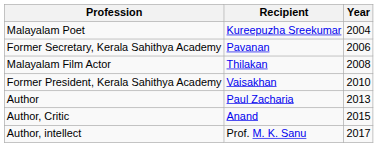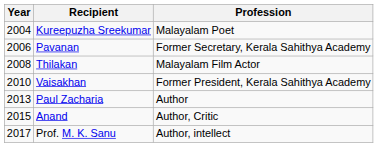columns swapped: (359, 13) <-> (114, 13)
